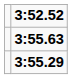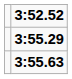rows swapped: (39, 62) <-> (39, 39)
